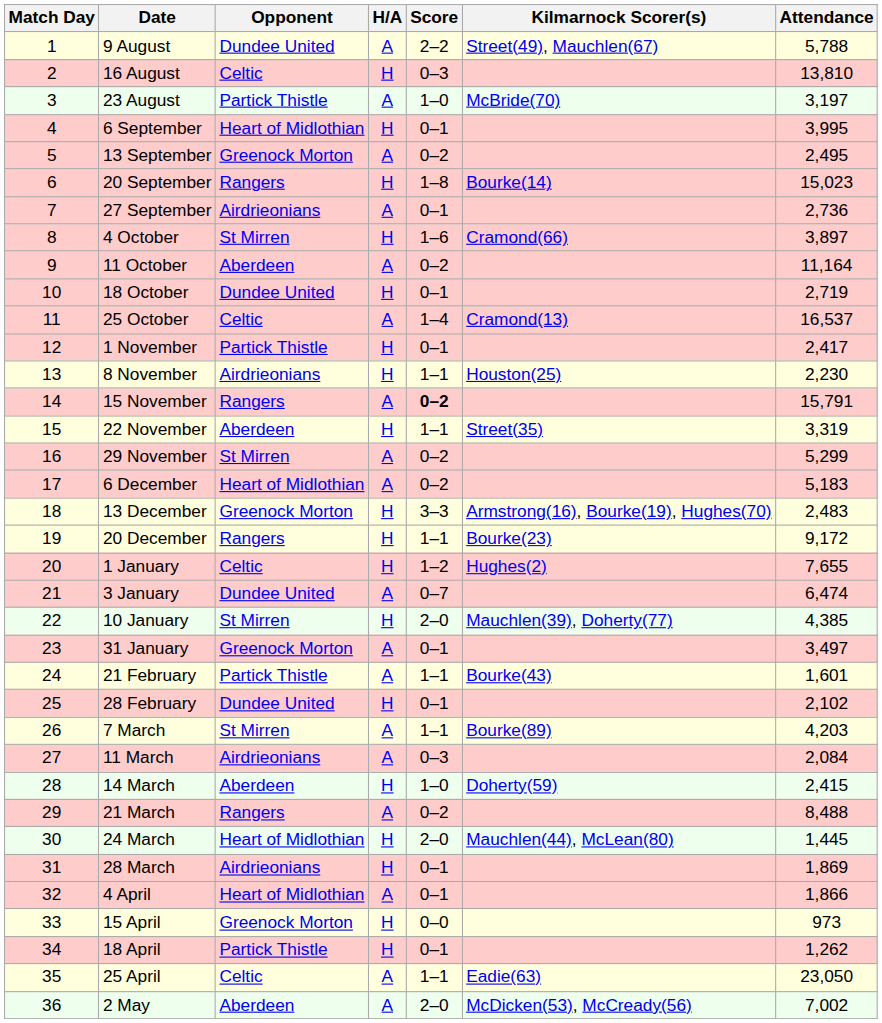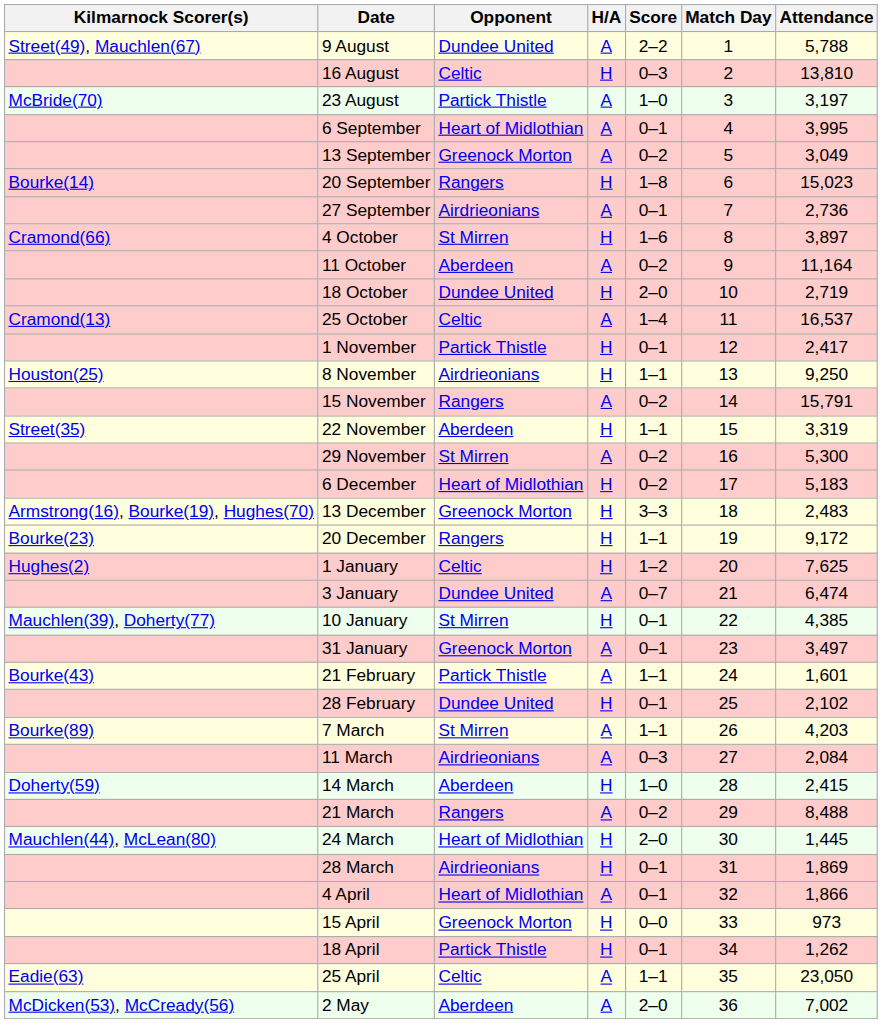columns swapped: (52, 18) <-> (619, 18)
(387, 127) H -> (606, 127) A
(827, 155) 2,495 -> (827, 155) 3,049
(434, 292) 0–1 -> (653, 292) 2–0
(827, 374) 2,230 -> (827, 374) 9,250
(434, 401) bold -> (653, 401) normal
(827, 456) 5,299 -> (827, 456) 5,300
(387, 484) A -> (606, 484) H
(827, 566) 7,655 -> (827, 566) 7,625
(434, 621) 2–0 -> (653, 621) 0–1
